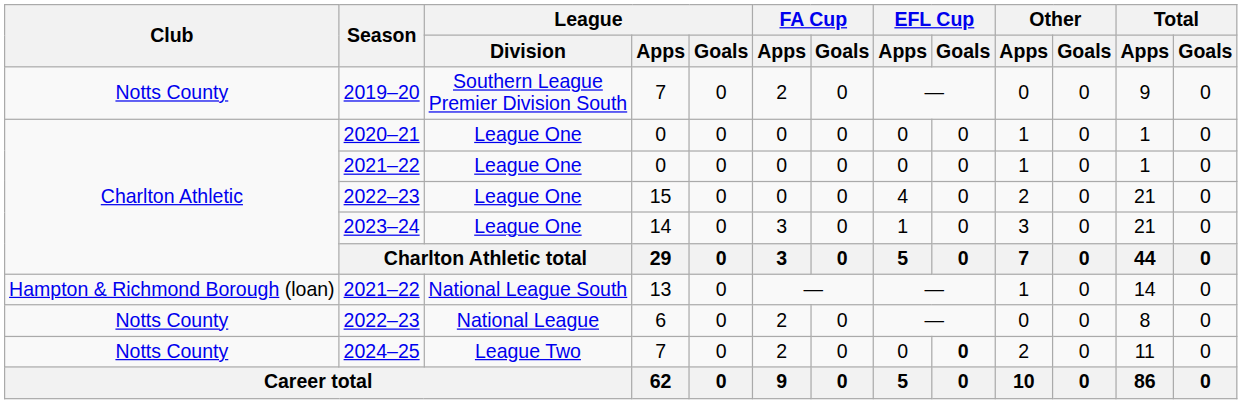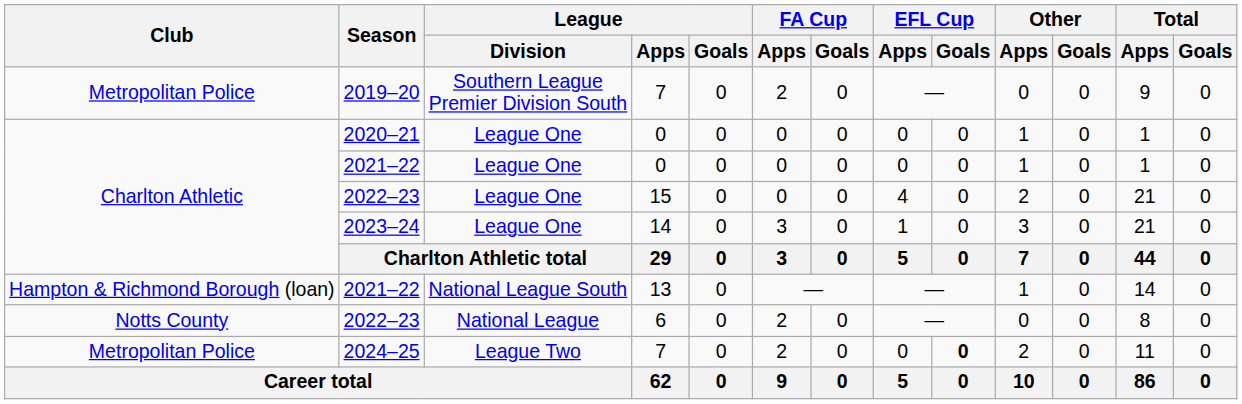(172, 92) Notts County -> (172, 92) Metropolitan Police
(172, 351) Notts County -> (172, 351) Metropolitan Police
